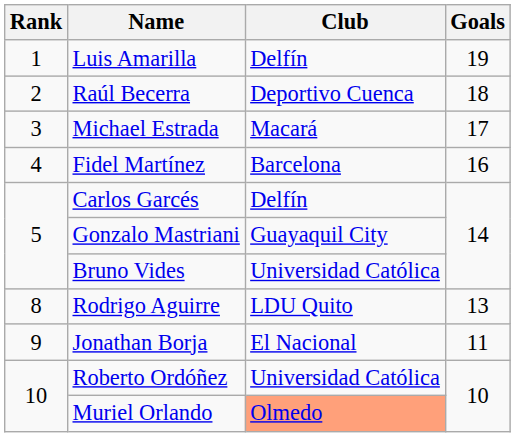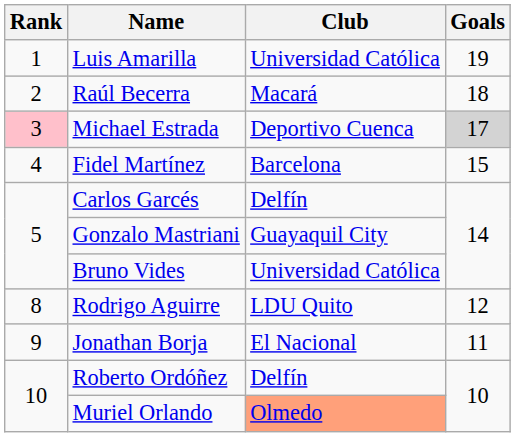(279, 57) Delfín -> (345, 57) Universidad Católica
(332, 93) Deportivo Cuenca -> (284, 93) Macará
(36, 128) no background -> (36, 128) pink background
(284, 128) Macará -> (332, 128) Deportivo Cuenca
(478, 128) no background -> (478, 128) lightgrey background
(478, 164) 16 -> (478, 164) 15
(478, 306) 13 -> (478, 306) 12
(345, 377) Universidad Católica -> (279, 377) Delfín
